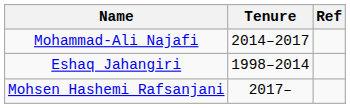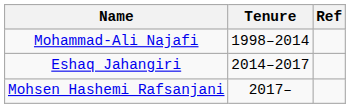(270, 41) 2014–2017 -> (270, 41) 1998–2014
(270, 66) 1998–2014 -> (270, 66) 2014–2017
